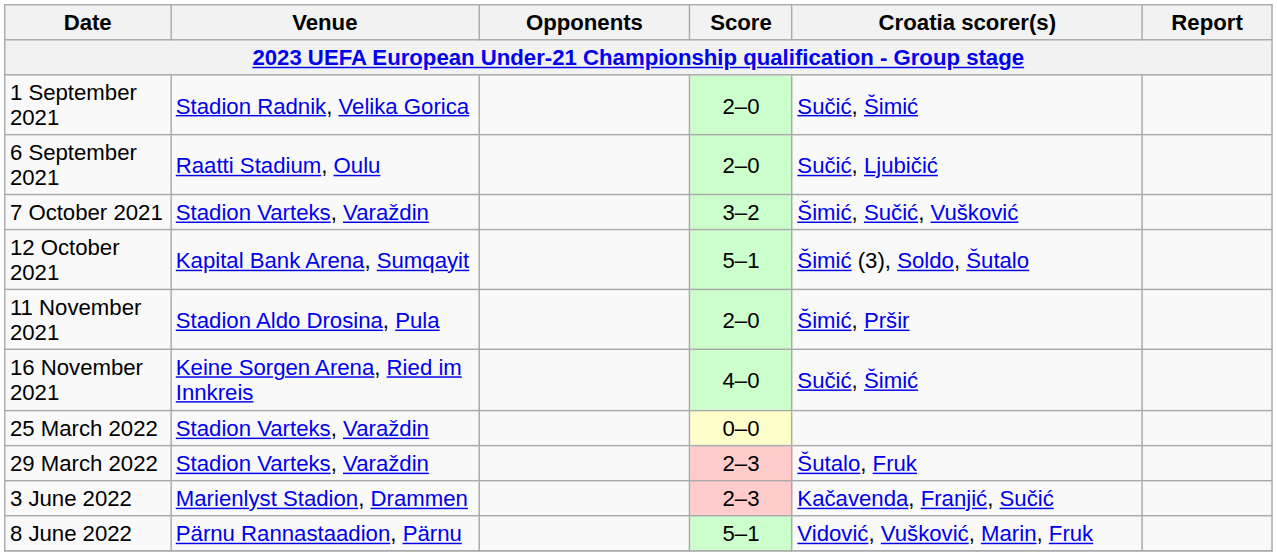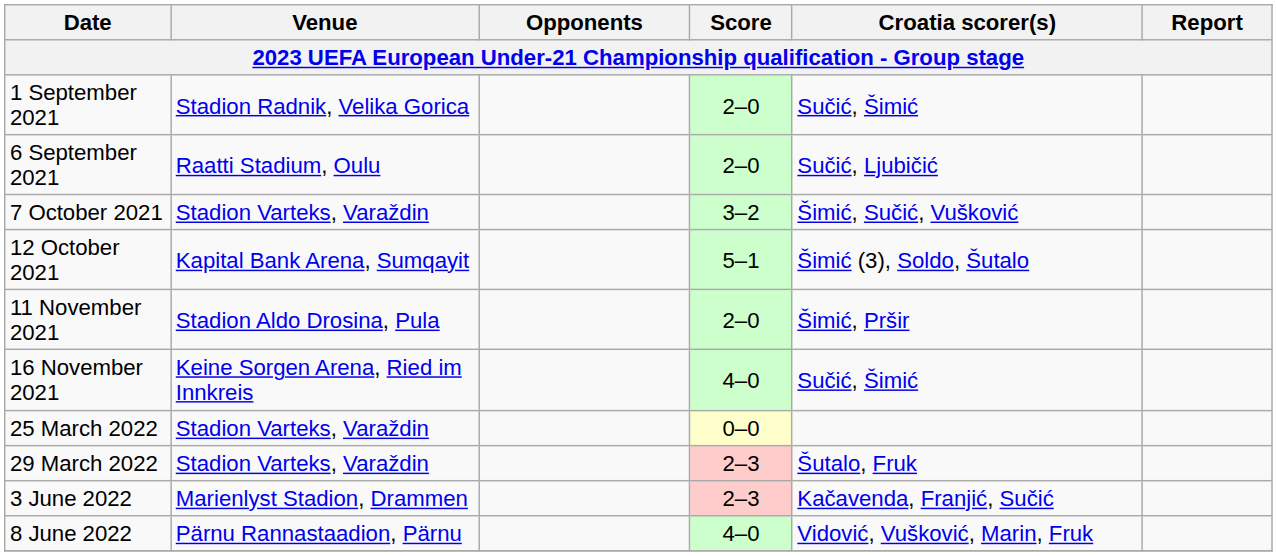(741, 533) 5–1 -> (741, 533) 4–0
